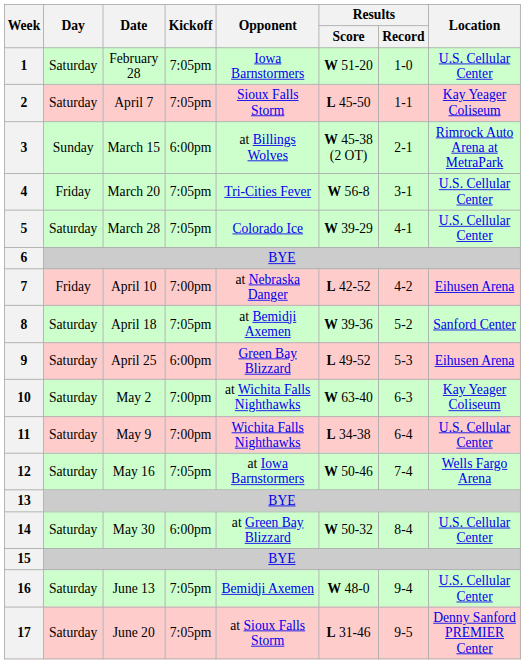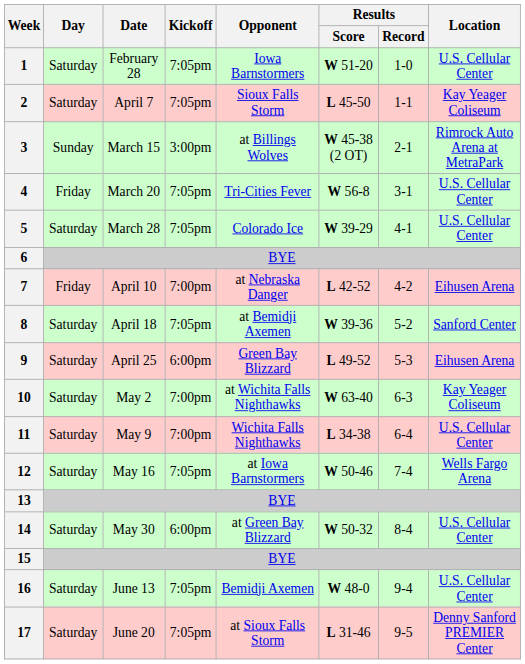(191, 147) 6:00pm -> (191, 147) 3:00pm
